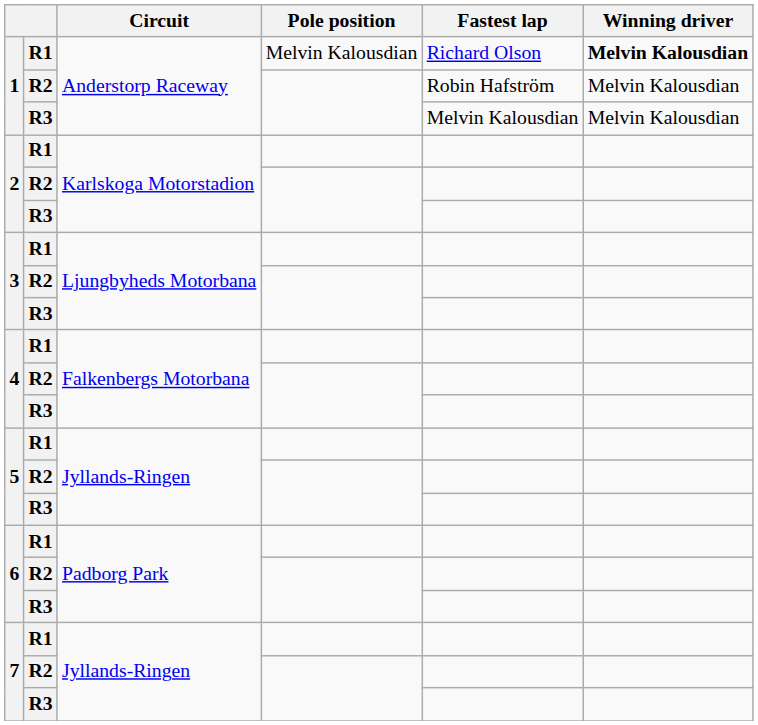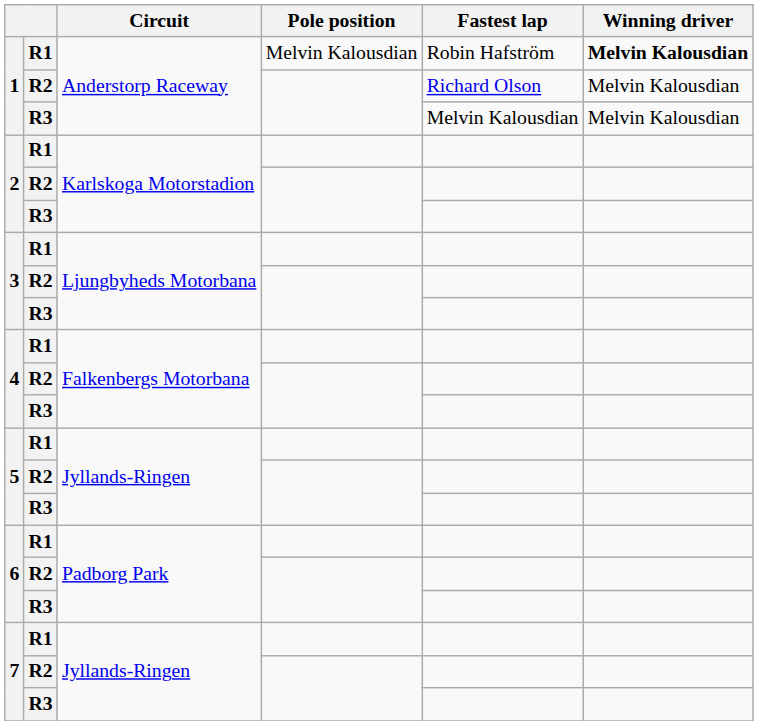(484, 52) Richard Olson -> (490, 52) Robin Hafström
(490, 85) Robin Hafström -> (484, 85) Richard Olson
